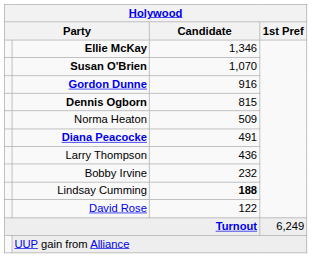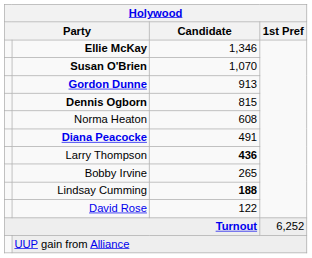(248, 84) 916 -> (248, 84) 913
(248, 119) 509 -> (248, 119) 608
(248, 155) normal -> (248, 155) bold
(248, 173) 232 -> (248, 173) 265
(290, 226) 6,249 -> (290, 226) 6,252
